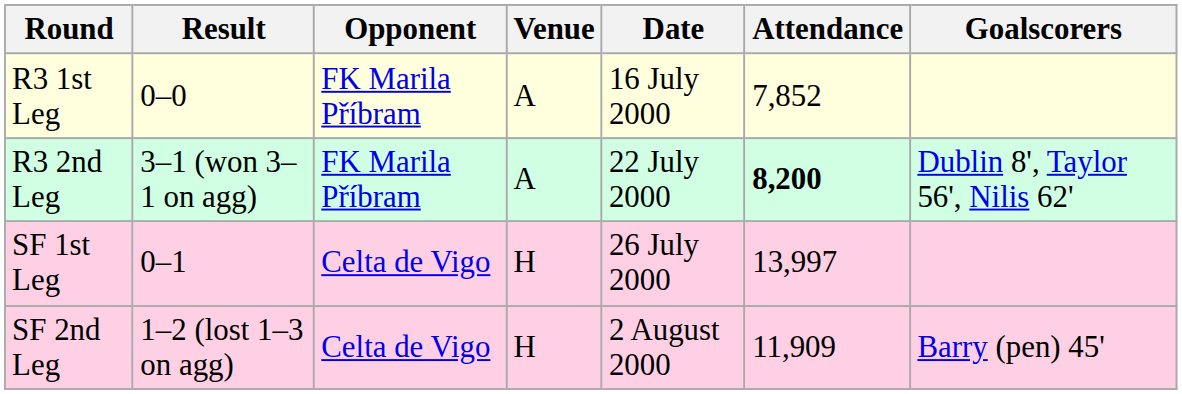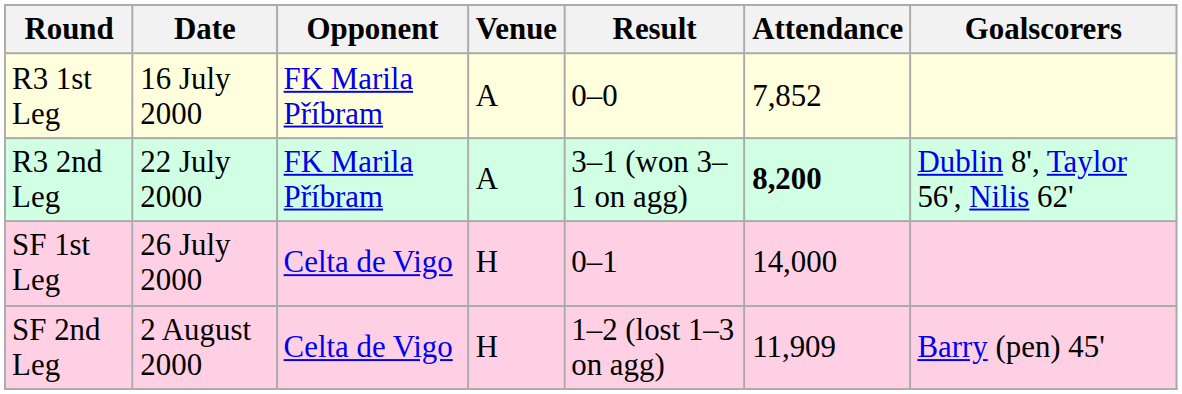columns swapped: (673, 28) <-> (224, 28)
(795, 262) 13,997 -> (795, 262) 14,000
